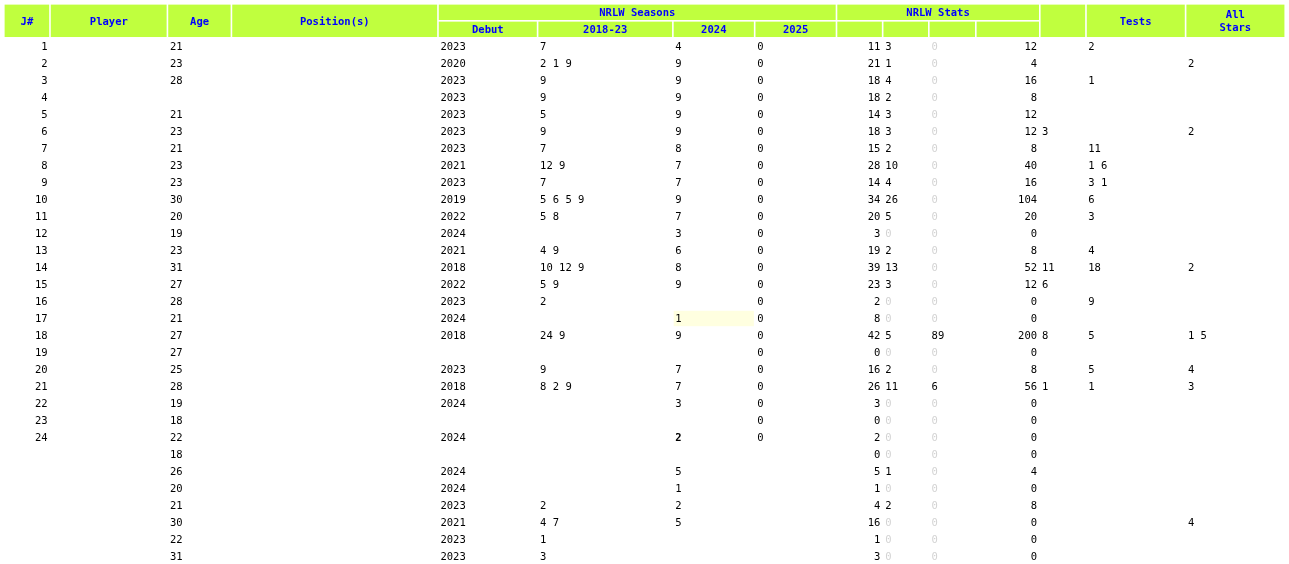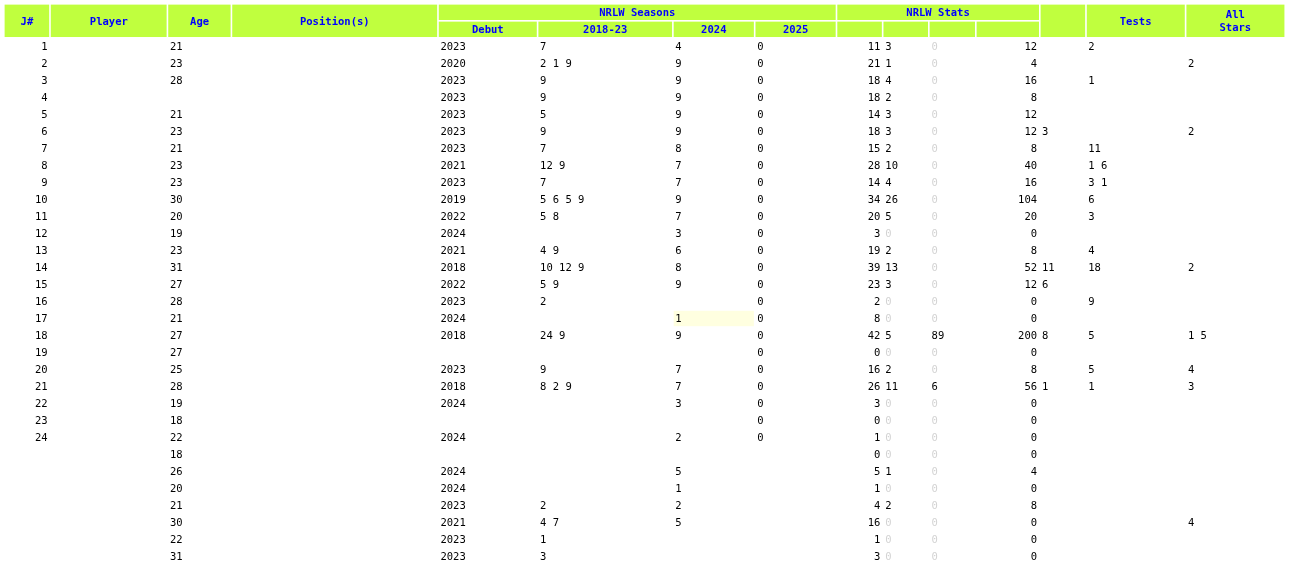(678, 438) bold -> (678, 438) normal
(877, 438) 2 -> (877, 438) 1
